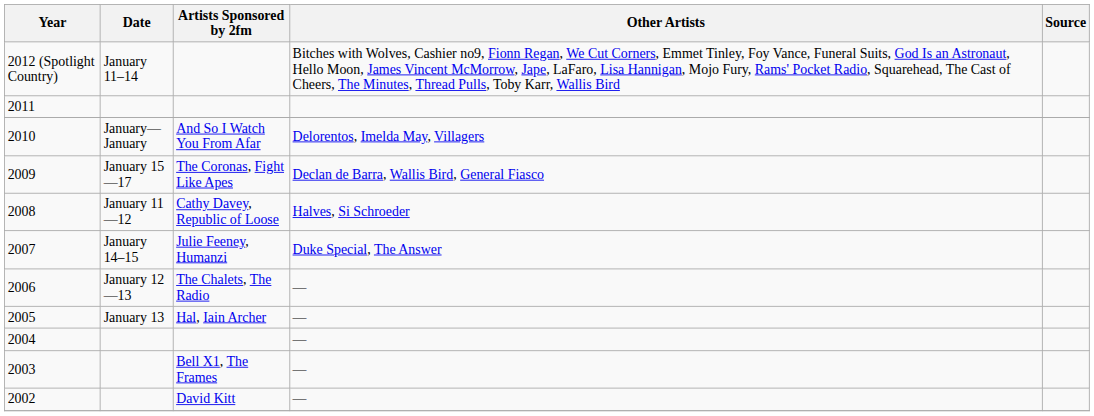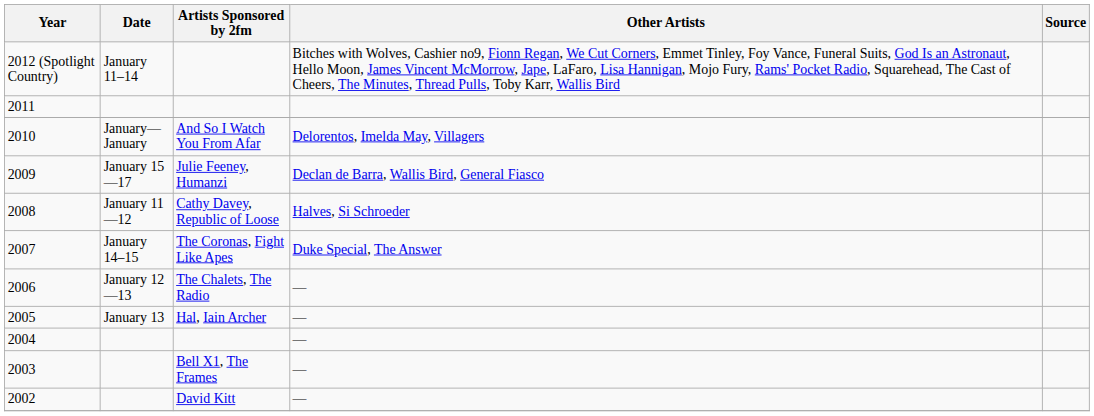(230, 174) The Coronas, Fight Like Apes -> (212, 174) Julie Feeney, Humanzi
(212, 249) Julie Feeney, Humanzi -> (230, 249) The Coronas, Fight Like Apes
